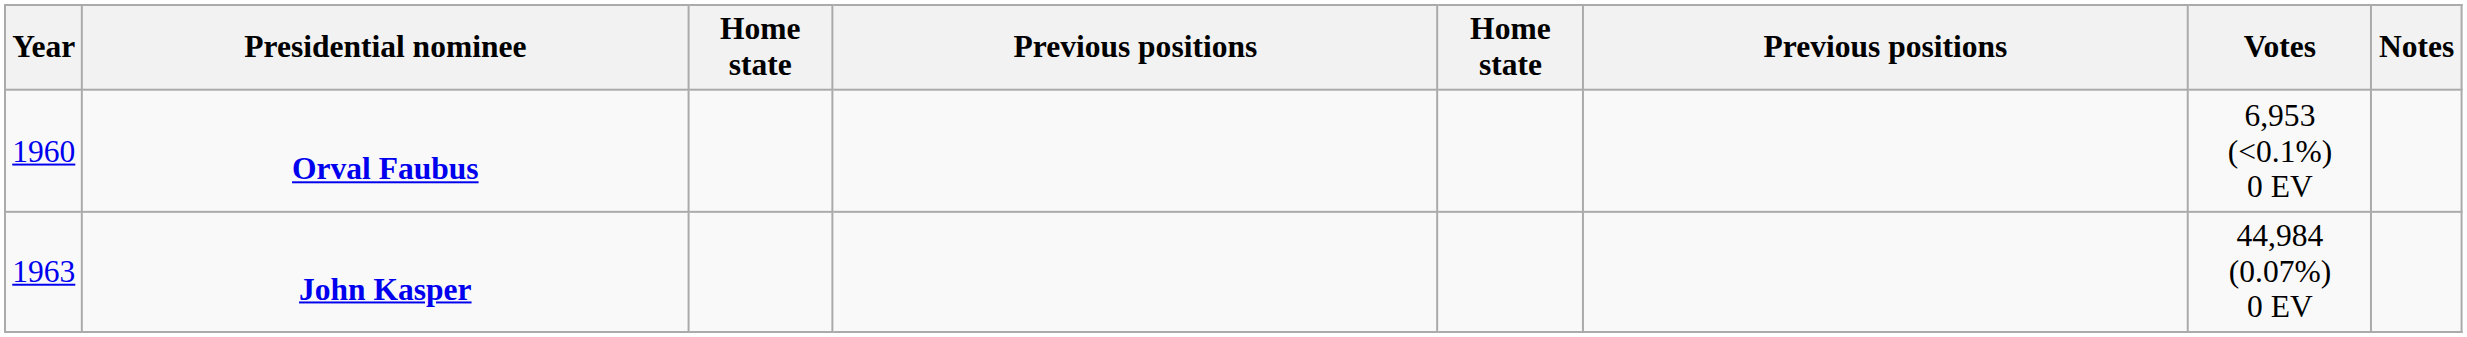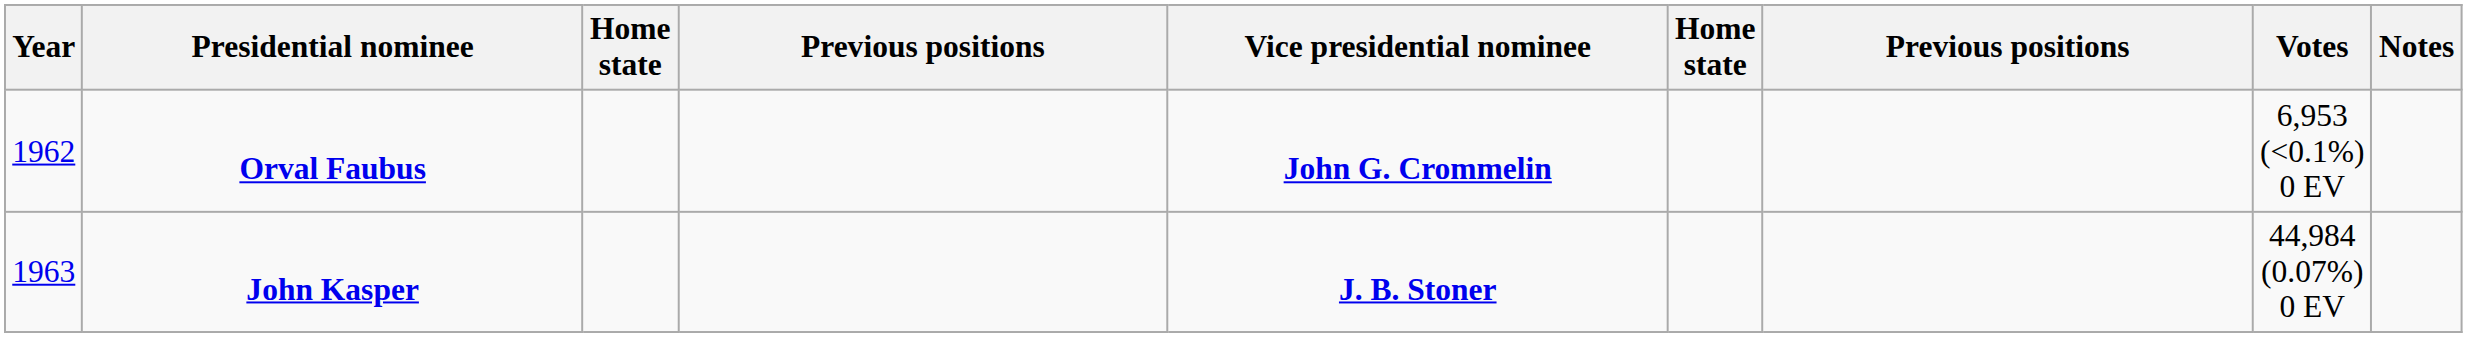+ column: (1418, 47)
(44, 150) 1960 -> (44, 150) 1962
